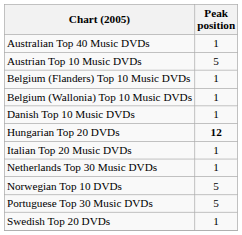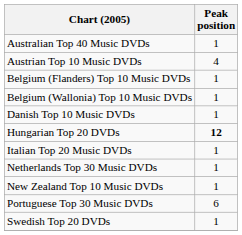(216, 61) 5 -> (216, 61) 4
+ row: (85, 185)
- row: (64, 185)
(216, 203) 5 -> (216, 203) 6
